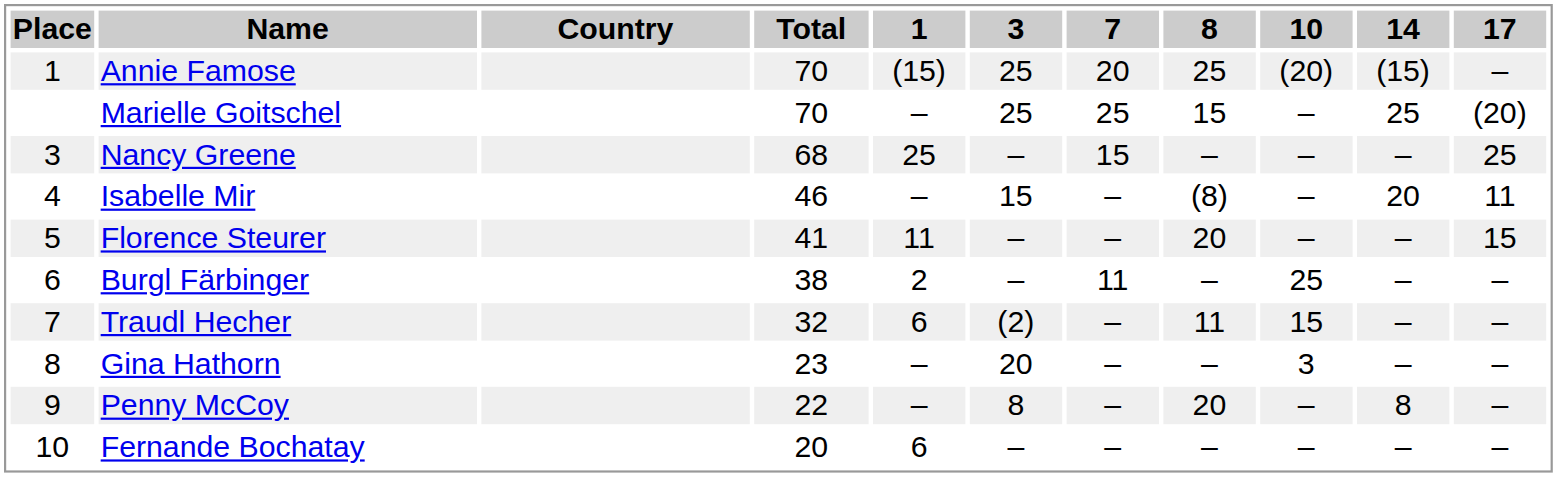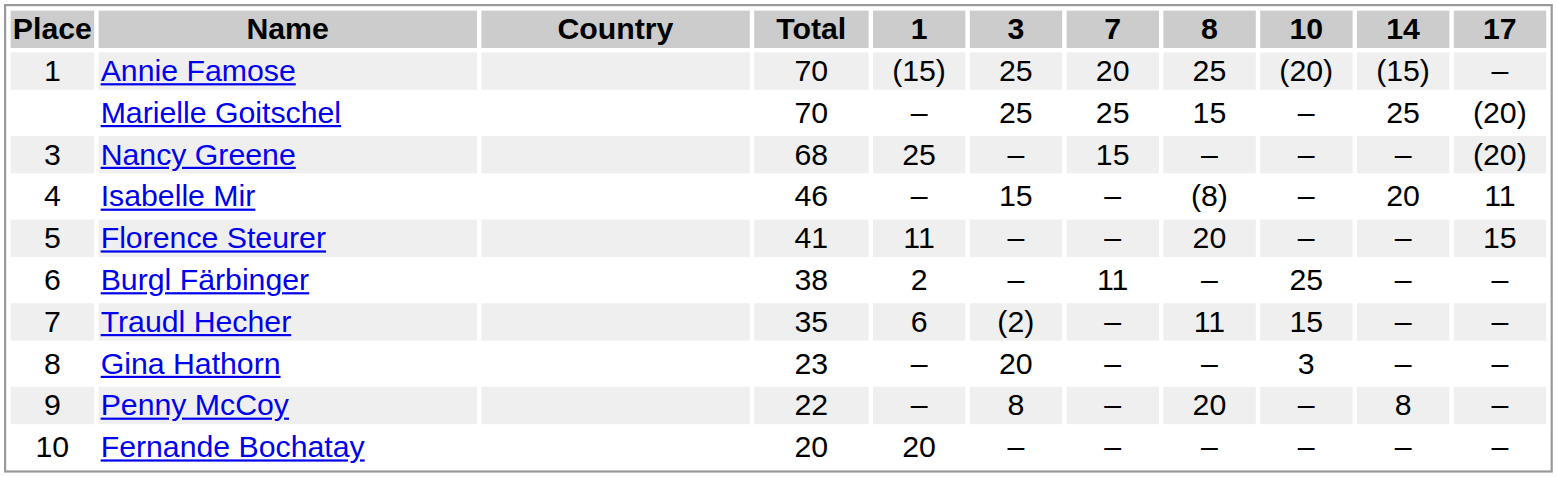(1500, 155) 25 -> (1500, 155) (20)
(811, 322) 32 -> (811, 322) 35
(919, 447) 6 -> (919, 447) 20
